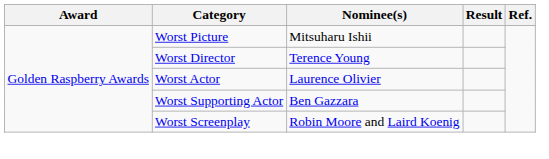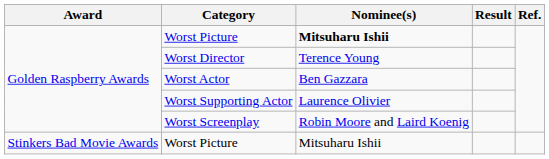(331, 36) normal -> (344, 36) bold
(335, 79) Laurence Olivier -> (333, 79) Ben Gazzara
(324, 100) Ben Gazzara -> (344, 100) Laurence Olivier
+ row: (83, 143)
